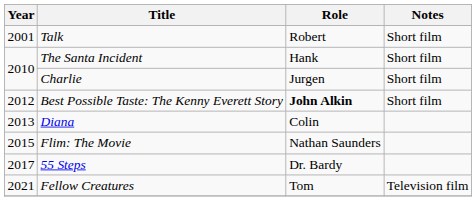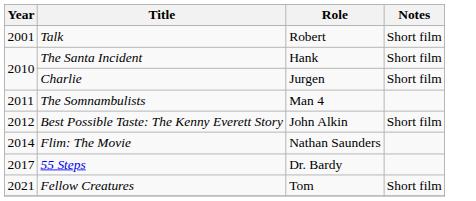+ row: (93, 100)
(321, 100) bold -> (318, 121) normal
- row: (57, 121)
(21, 143) 2015 -> (21, 143) 2014
(428, 185) Television film -> (414, 185) Short film
